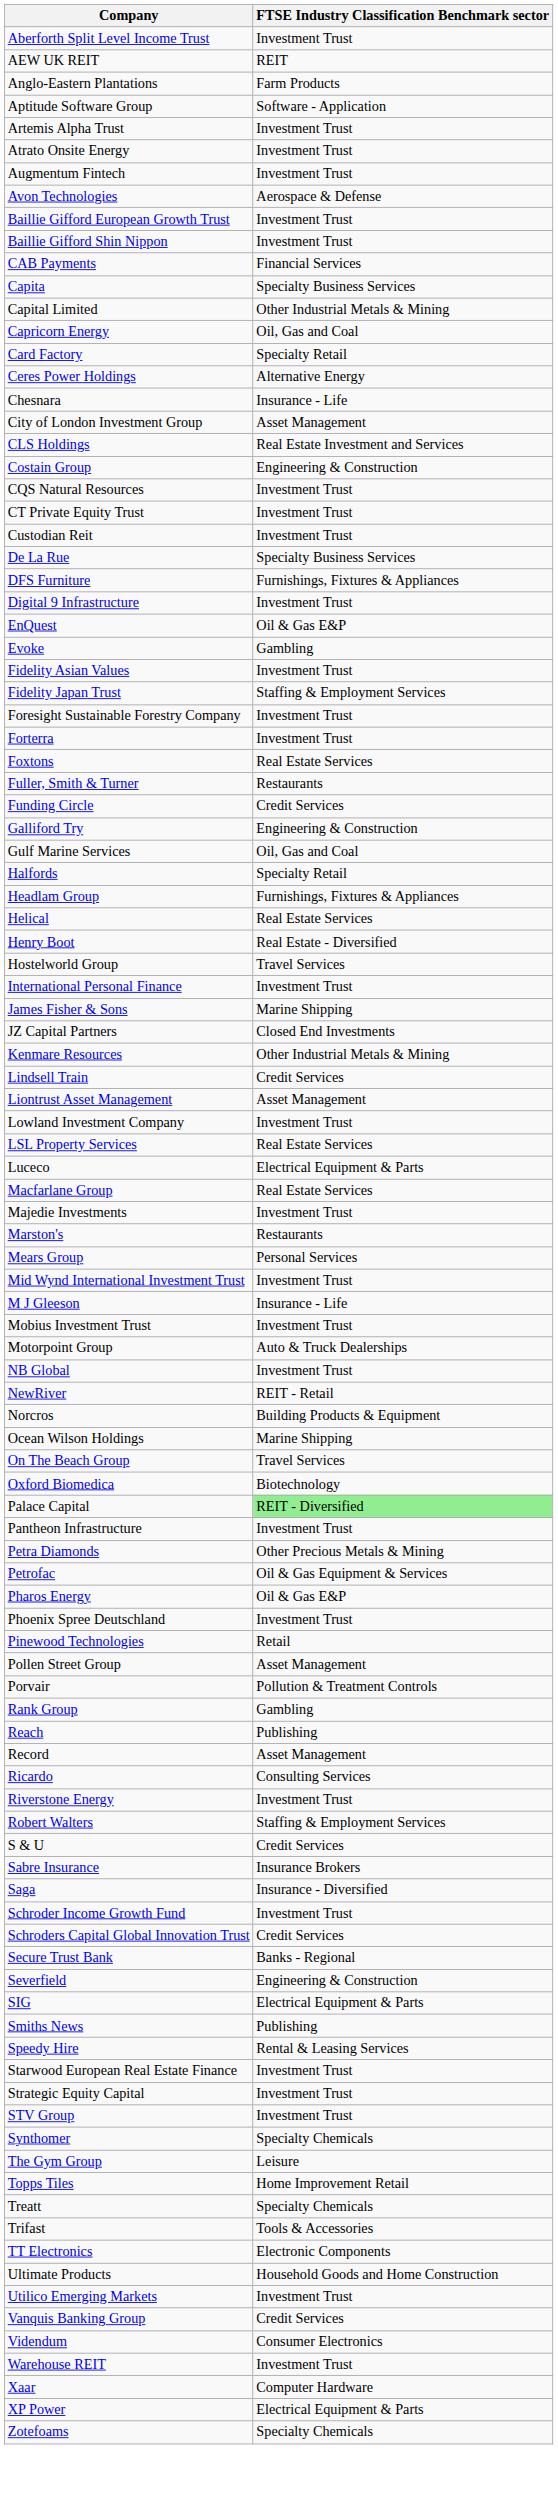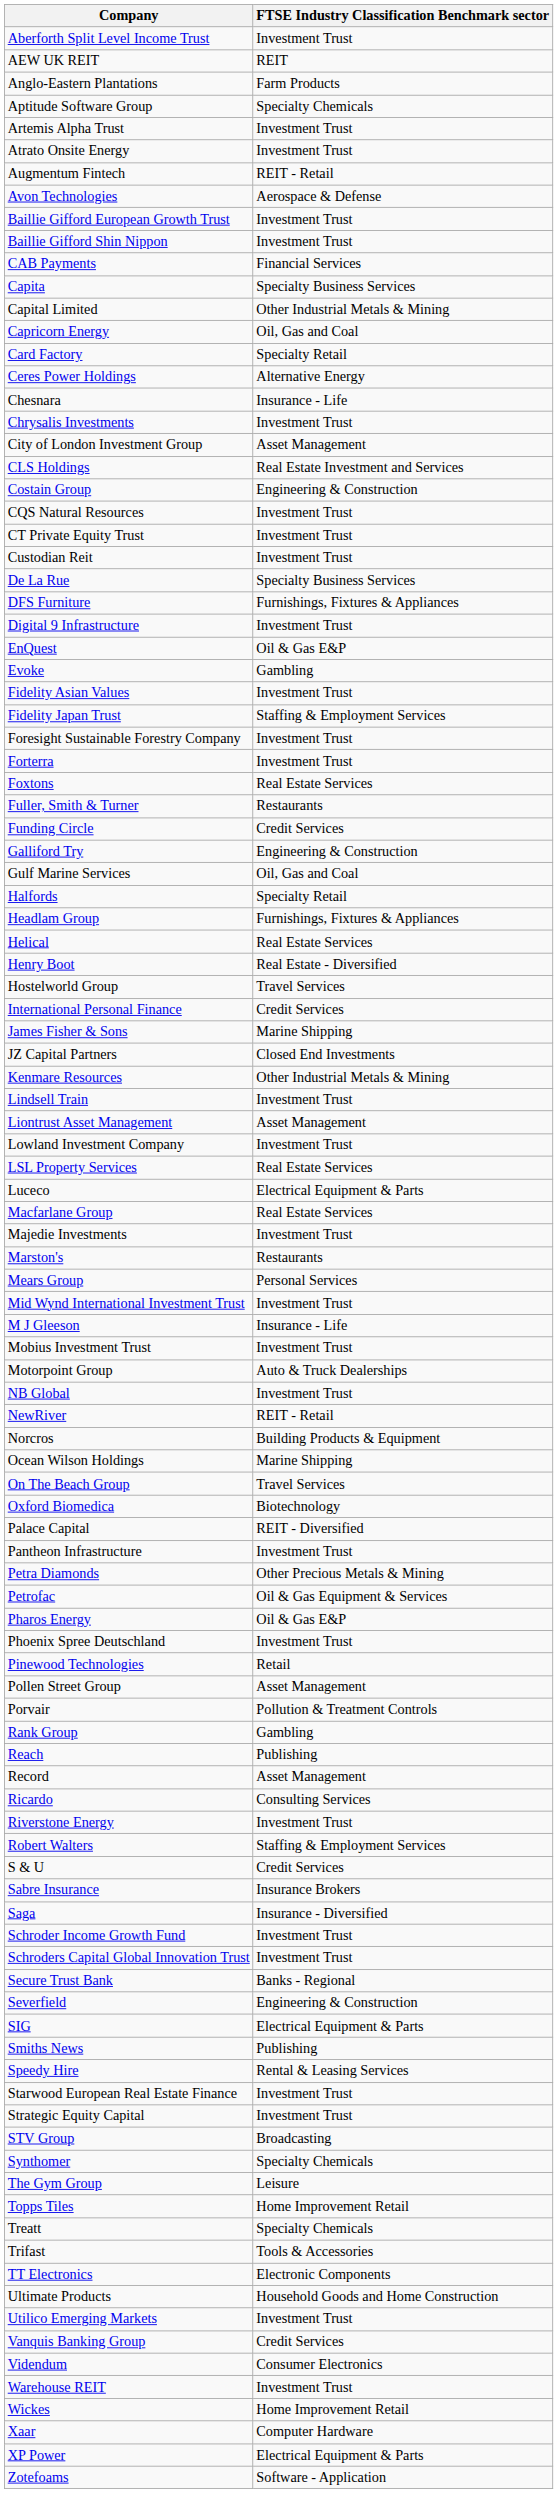(321, 106) Software - Application -> (315, 106) Specialty Chemicals
(304, 173) Investment Trust -> (295, 173) REIT - Retail
+ row: (71, 422)
(304, 986) Investment Trust -> (300, 1009) Credit Services
(300, 1077) Credit Services -> (304, 1099) Investment Trust
(310, 1506) lightgreen background -> (310, 1528) no background
(300, 1935) Credit Services -> (304, 1957) Investment Trust
(304, 2116) Investment Trust -> (294, 2138) Broadcasting
+ row: (29, 2409)
(315, 2432) Specialty Chemicals -> (321, 2477) Software - Application
